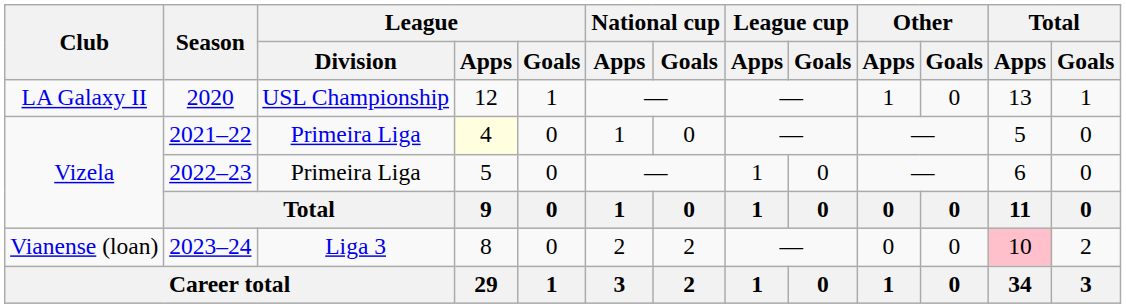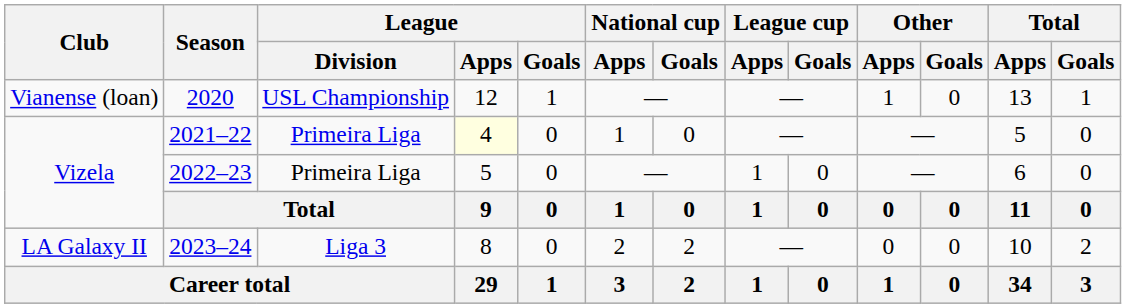(84, 97) LA Galaxy II -> (84, 97) Vianense (loan)
(84, 246) Vianense (loan) -> (84, 246) LA Galaxy II
(1020, 246) pink background -> (1020, 246) no background
